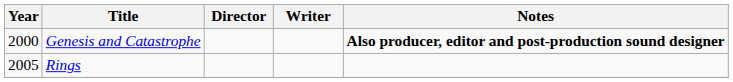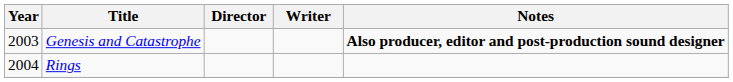(23, 41) 2000 -> (23, 41) 2003
(23, 65) 2005 -> (23, 65) 2004
